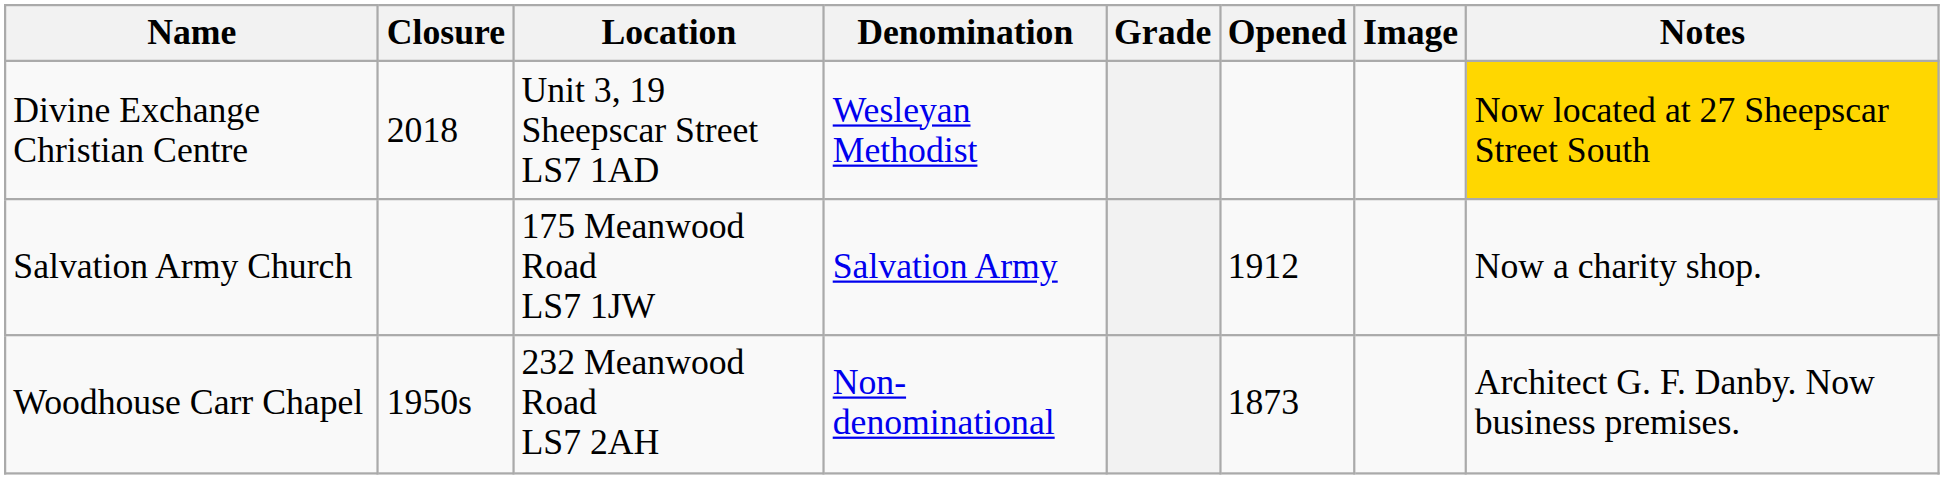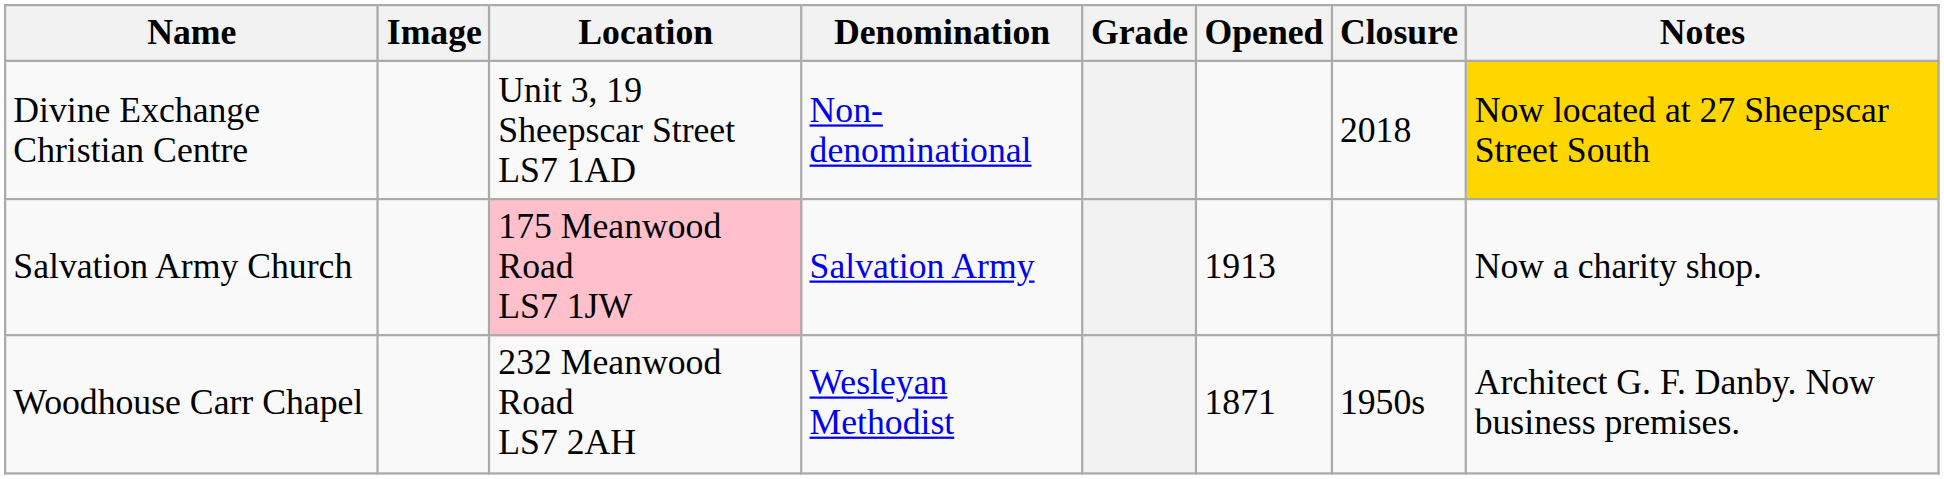columns swapped: (1411, 32) <-> (446, 32)
(905, 129) Wesleyan Methodist -> (921, 129) Non-denominational
(633, 266) no background -> (610, 266) pink background
(1263, 266) 1912 -> (1240, 266) 1913
(944, 403) Non-denominational -> (882, 403) Wesleyan Methodist
(1263, 403) 1873 -> (1240, 403) 1871
